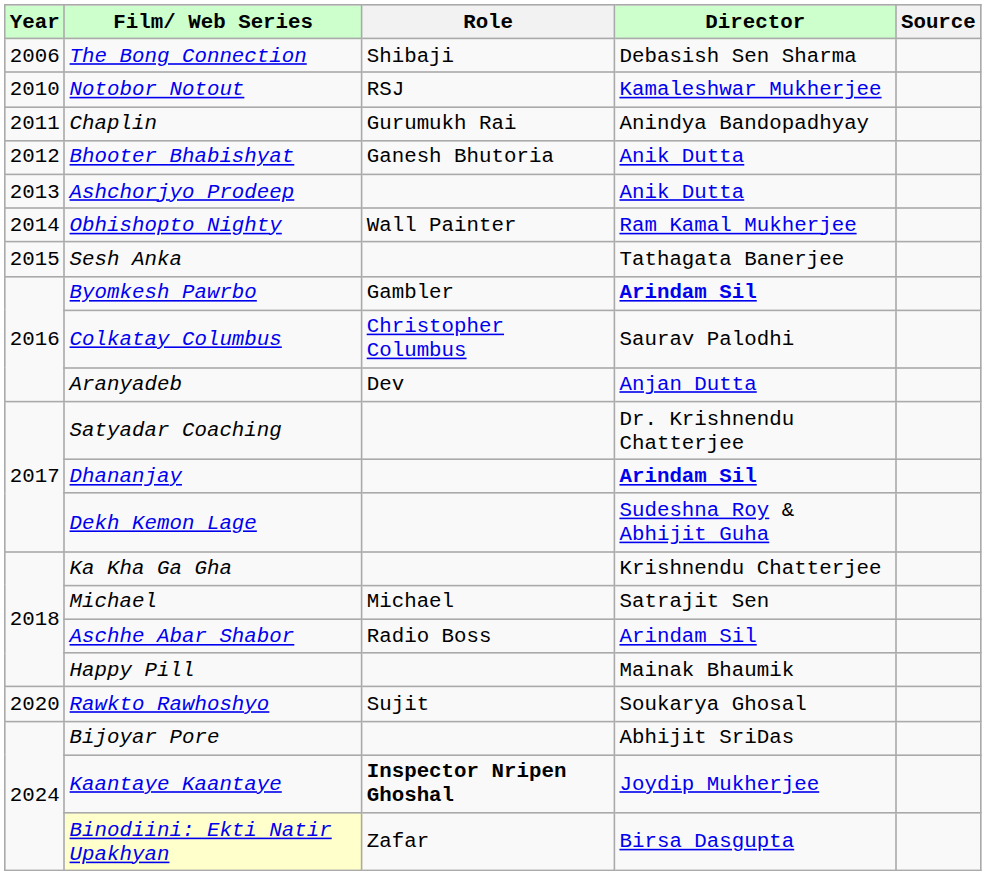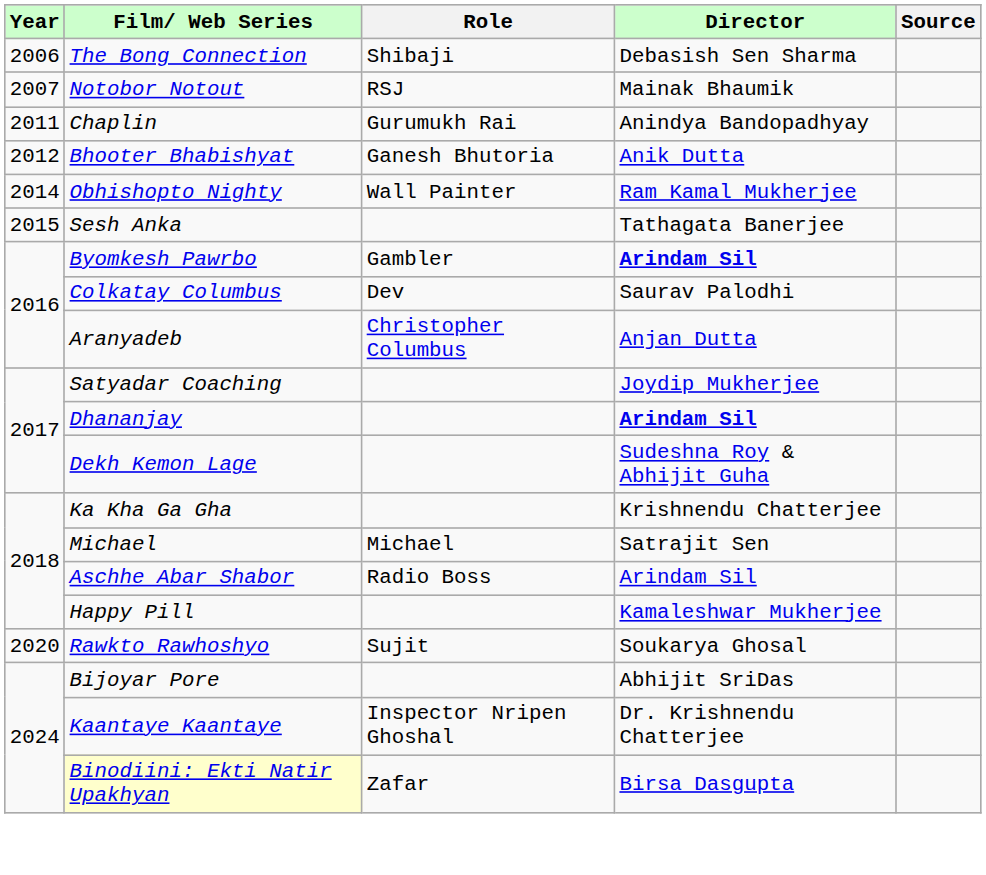(35, 90) 2010 -> (35, 90) 2007
(751, 90) Kamaleshwar Mukherjee -> (707, 90) Mainak Bhaumik
- row: (182, 191)
(435, 339) Christopher Columbus -> (385, 293) Dev
(385, 385) Dev -> (435, 339) Christopher Columbus
(707, 431) Dr. Krishnendu Chatterjee -> (719, 385) Joydip Mukherjee
(707, 670) Mainak Bhaumik -> (751, 612) Kamaleshwar Mukherjee
(467, 784) bold -> (467, 726) normal
(719, 784) Joydip Mukherjee -> (707, 726) Dr. Krishnendu Chatterjee
